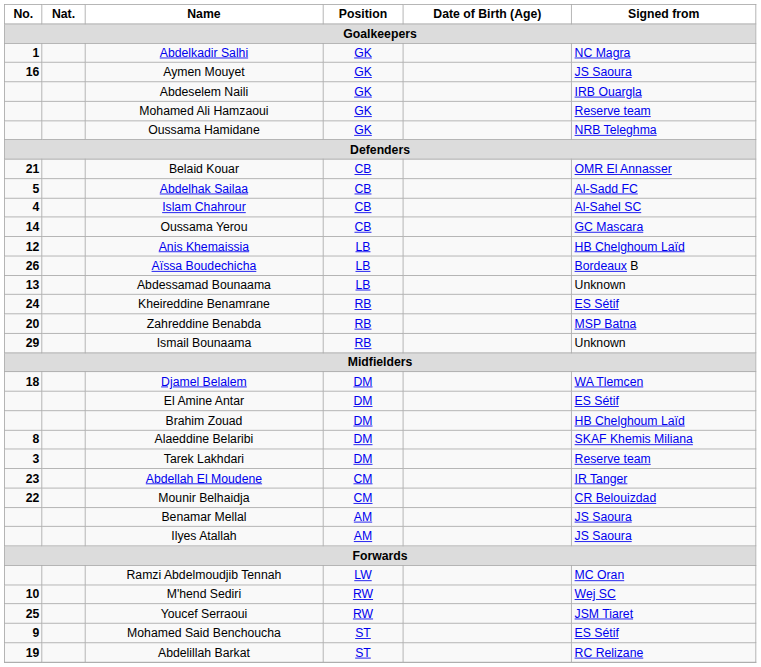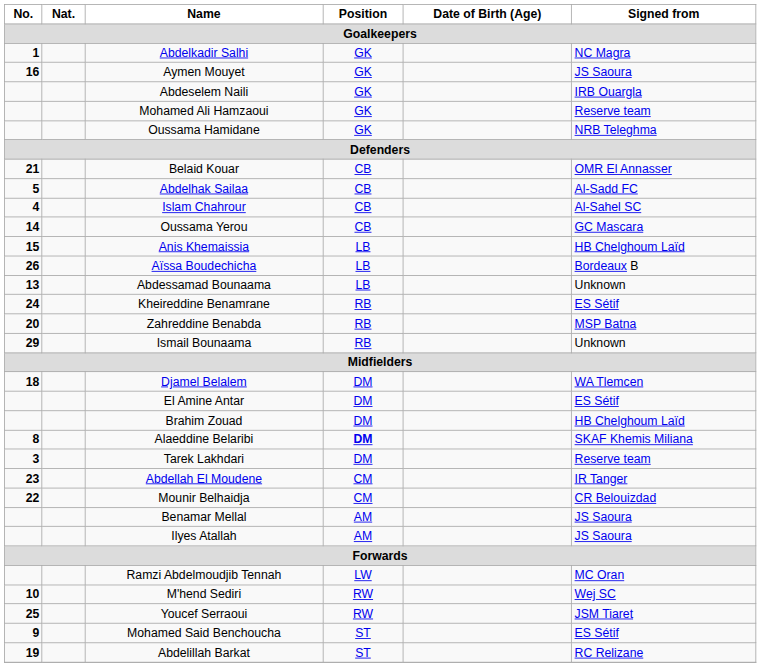(32, 247) 12 -> (32, 247) 15
(363, 440) normal -> (363, 440) bold
